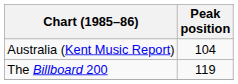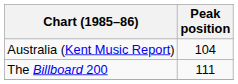(205, 69) 119 -> (205, 69) 111
